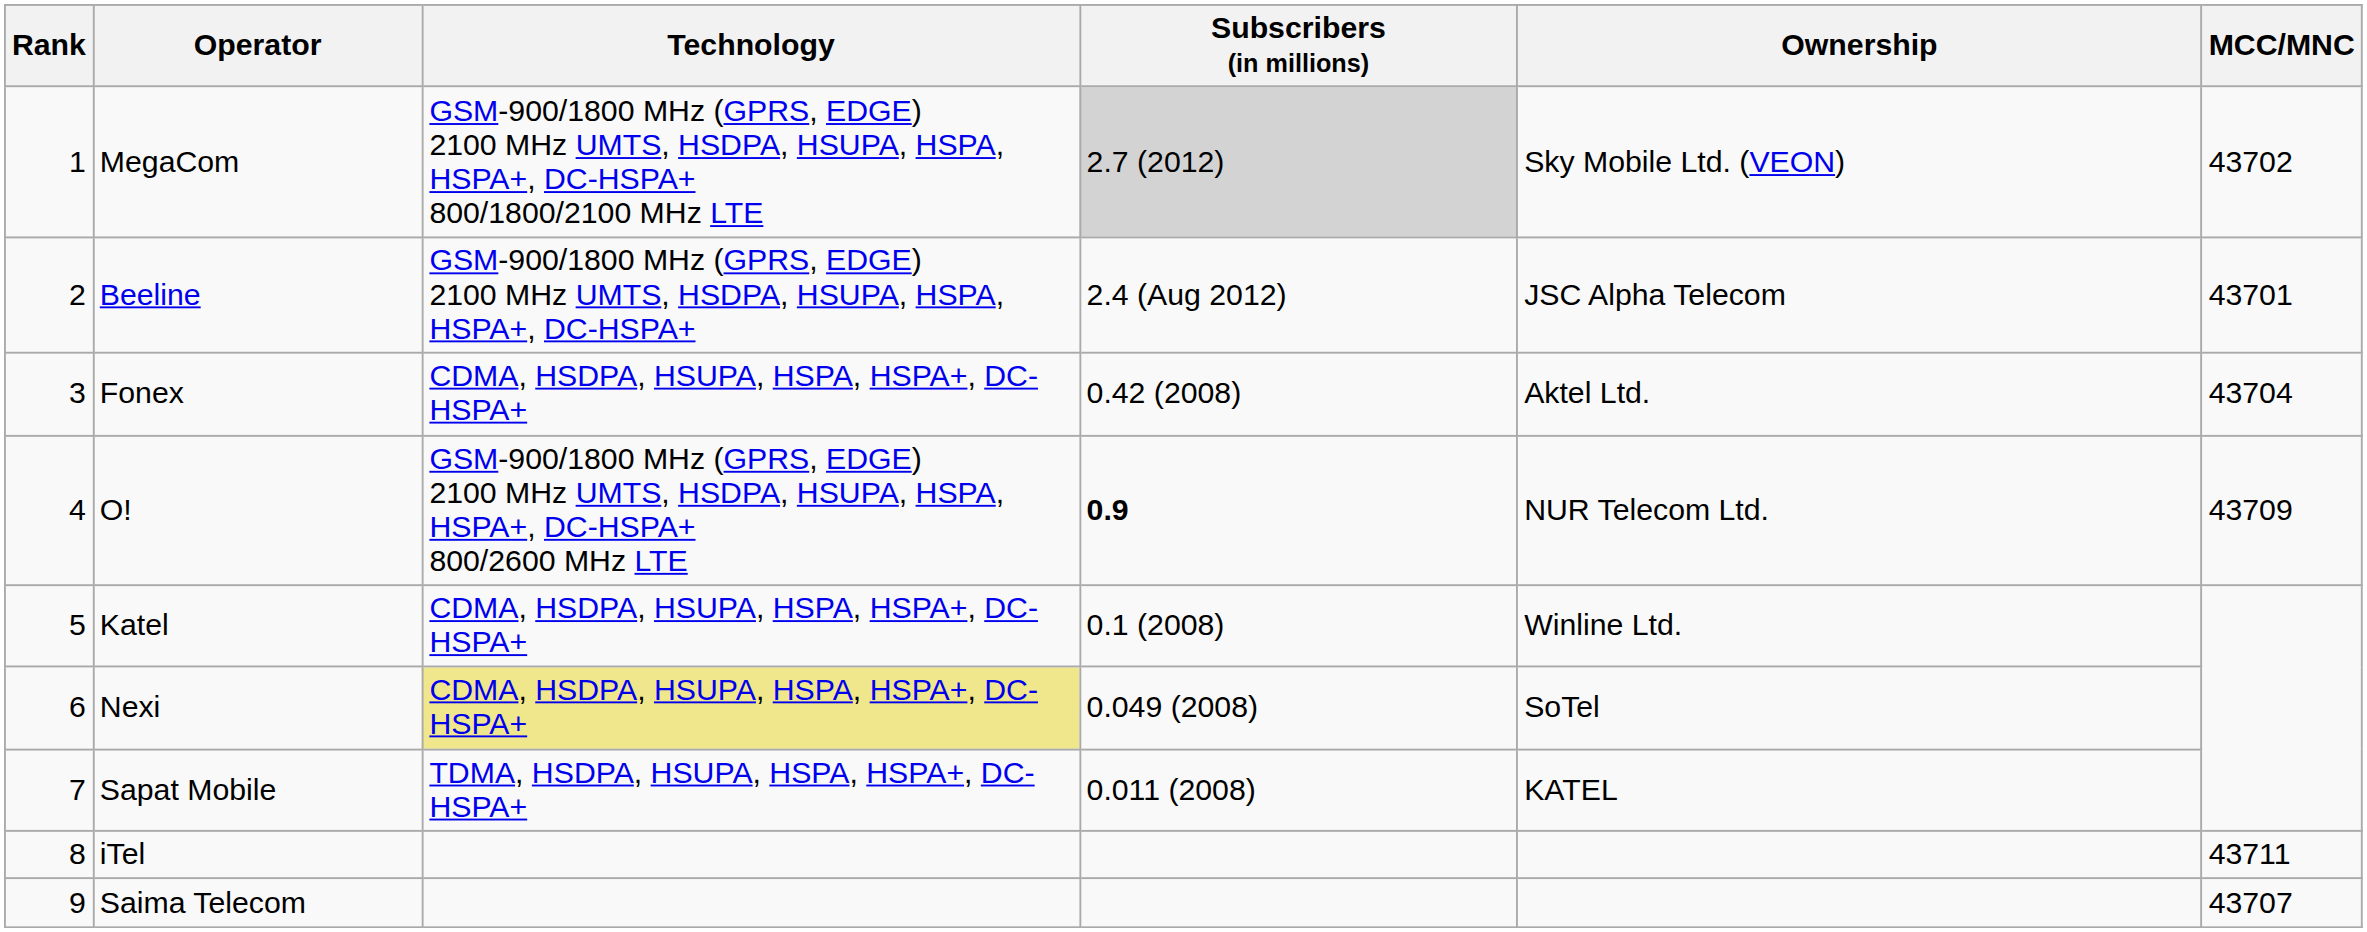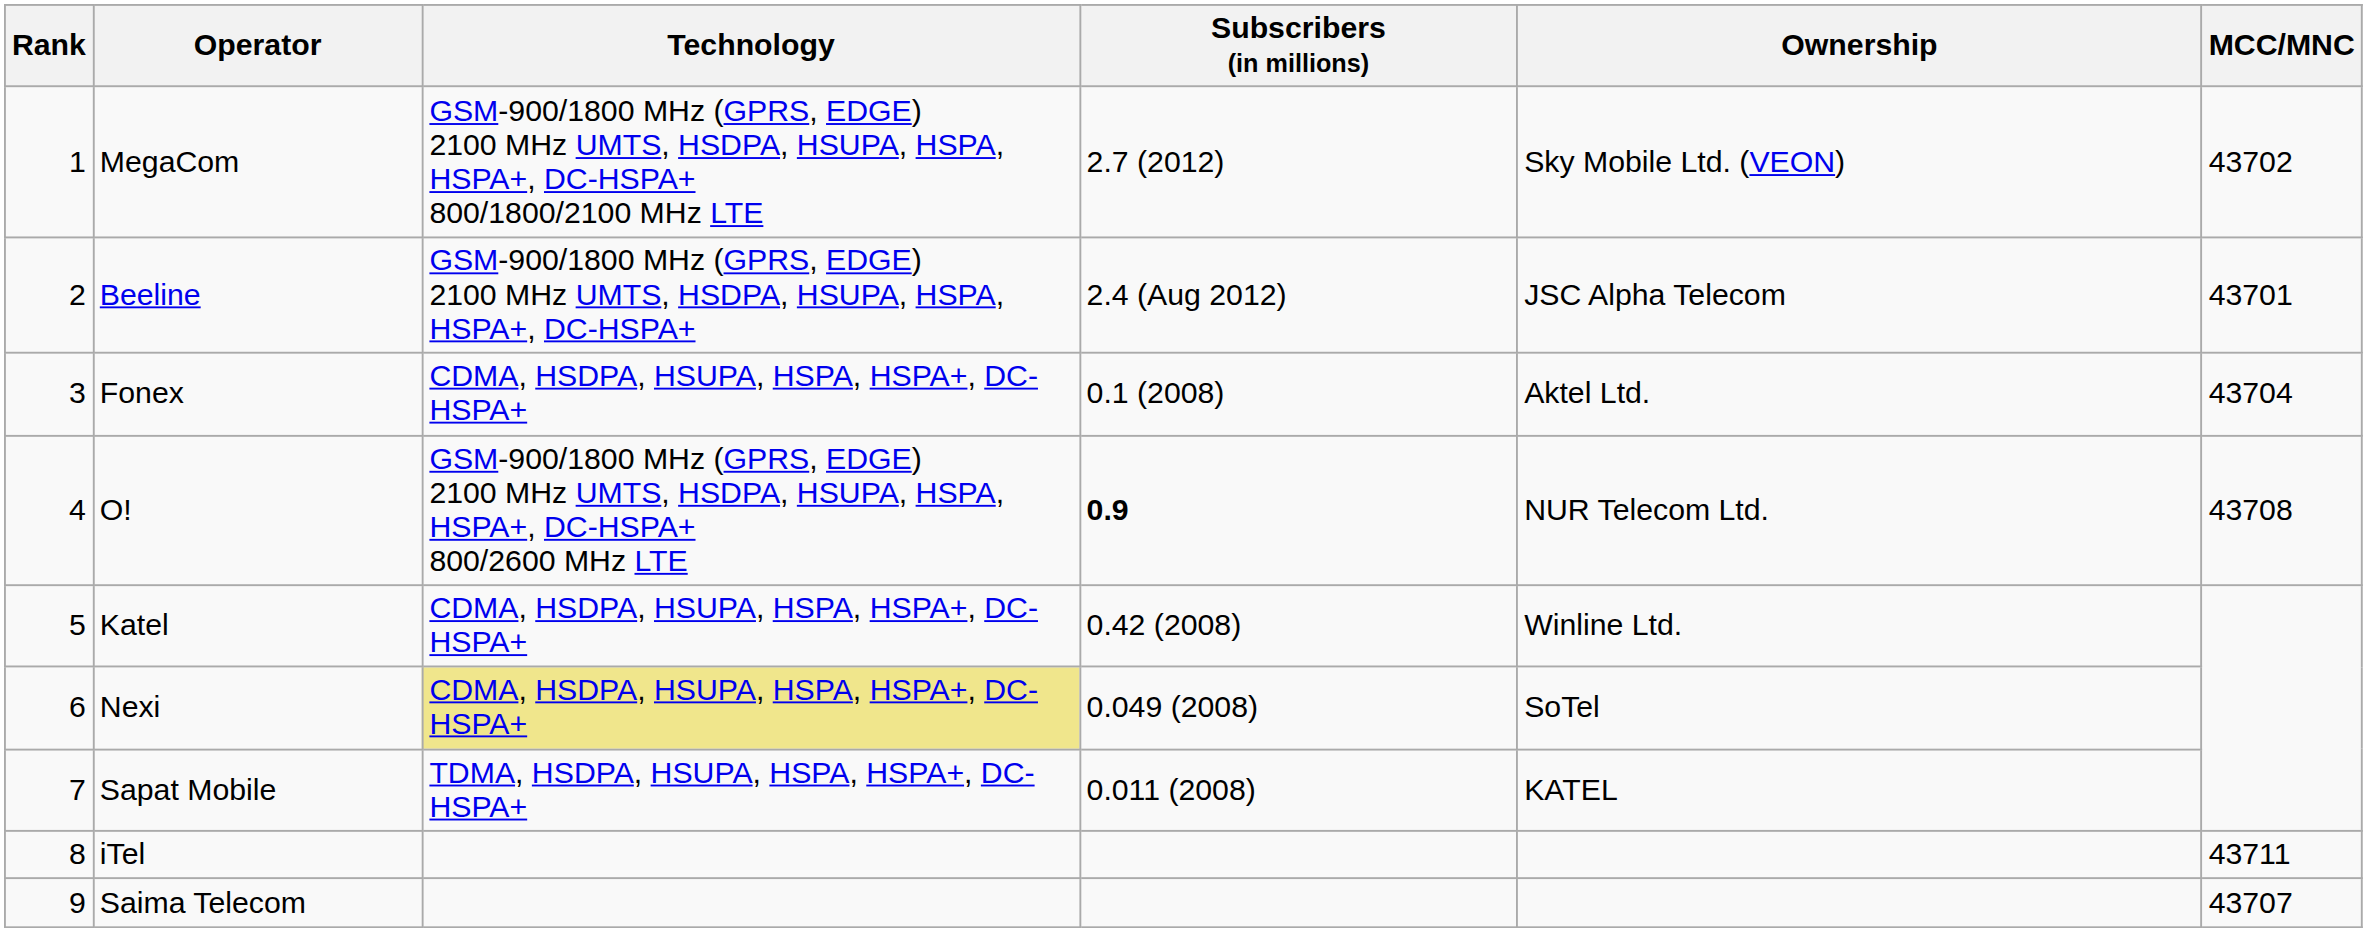(1156, 161) lightgrey background -> (1156, 161) no background
(1164, 393) 0.42 (2008) -> (1156, 393) 0.1 (2008)
(2251, 509) 43709 -> (2251, 509) 43708
(1156, 625) 0.1 (2008) -> (1164, 625) 0.42 (2008)
